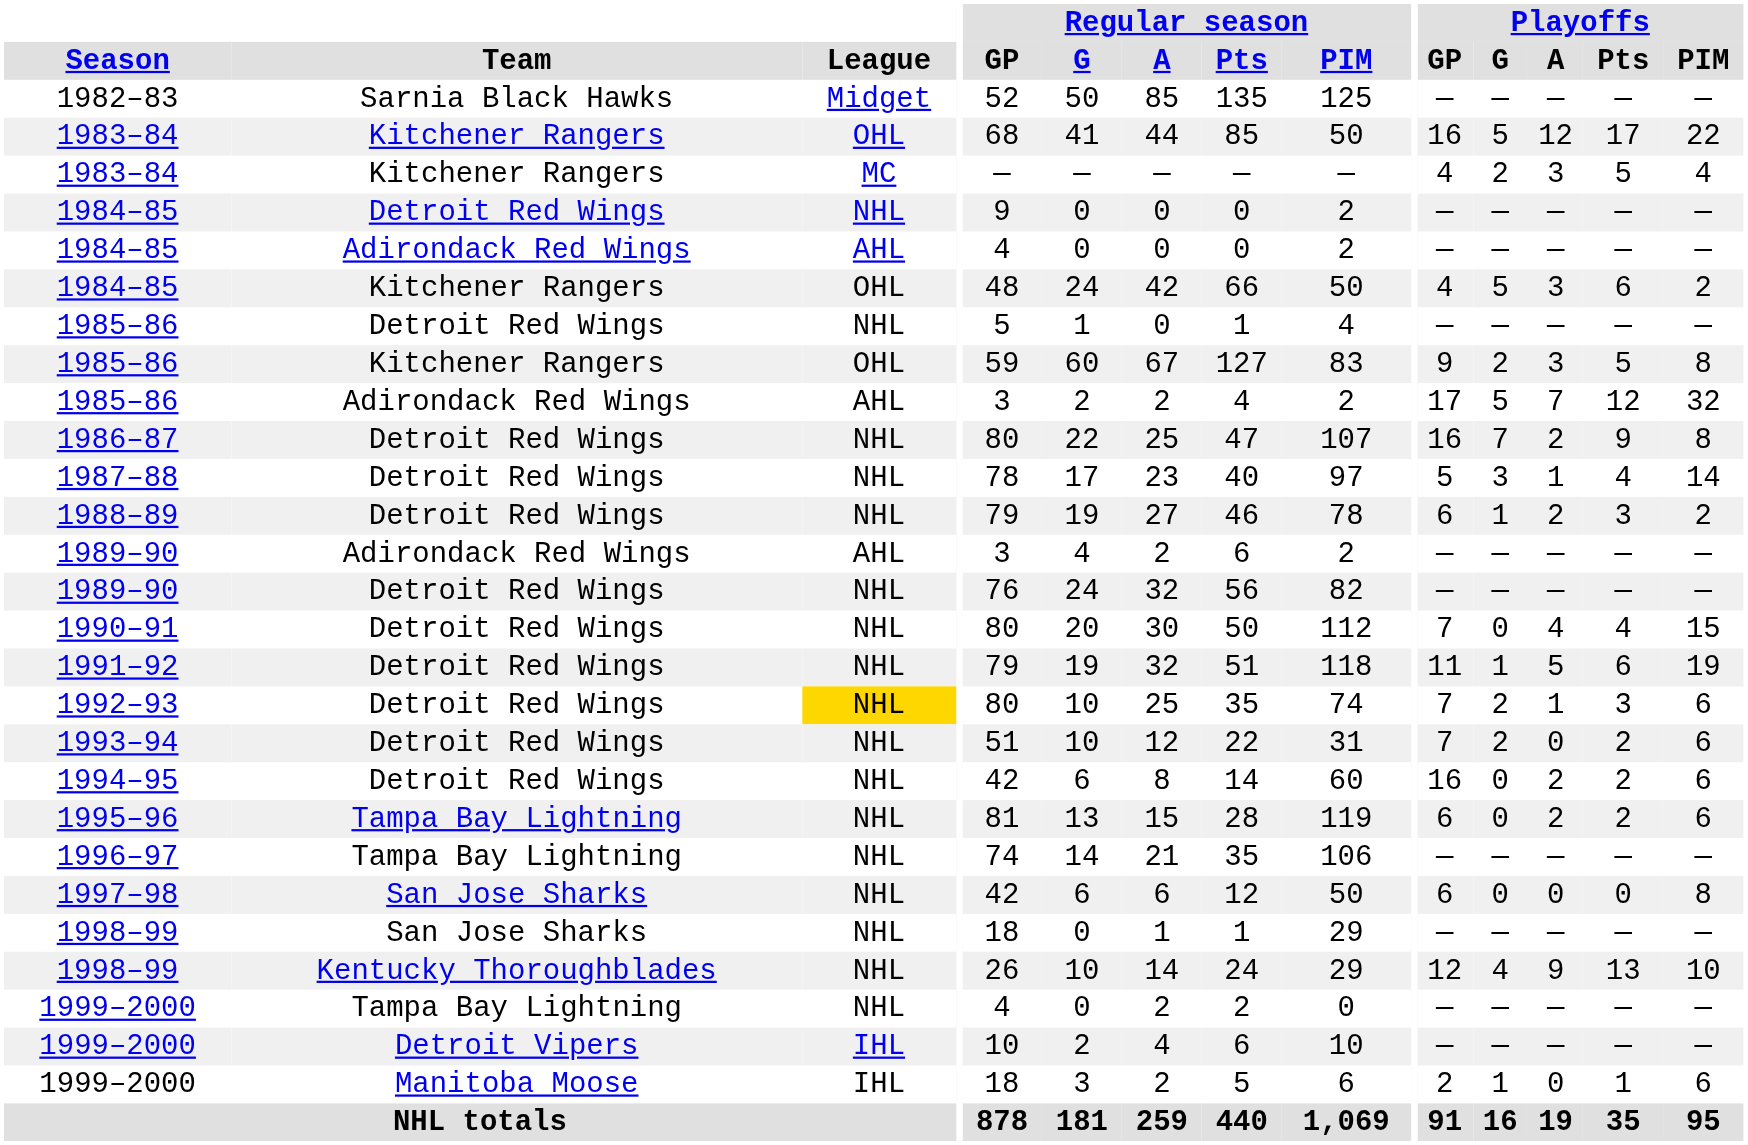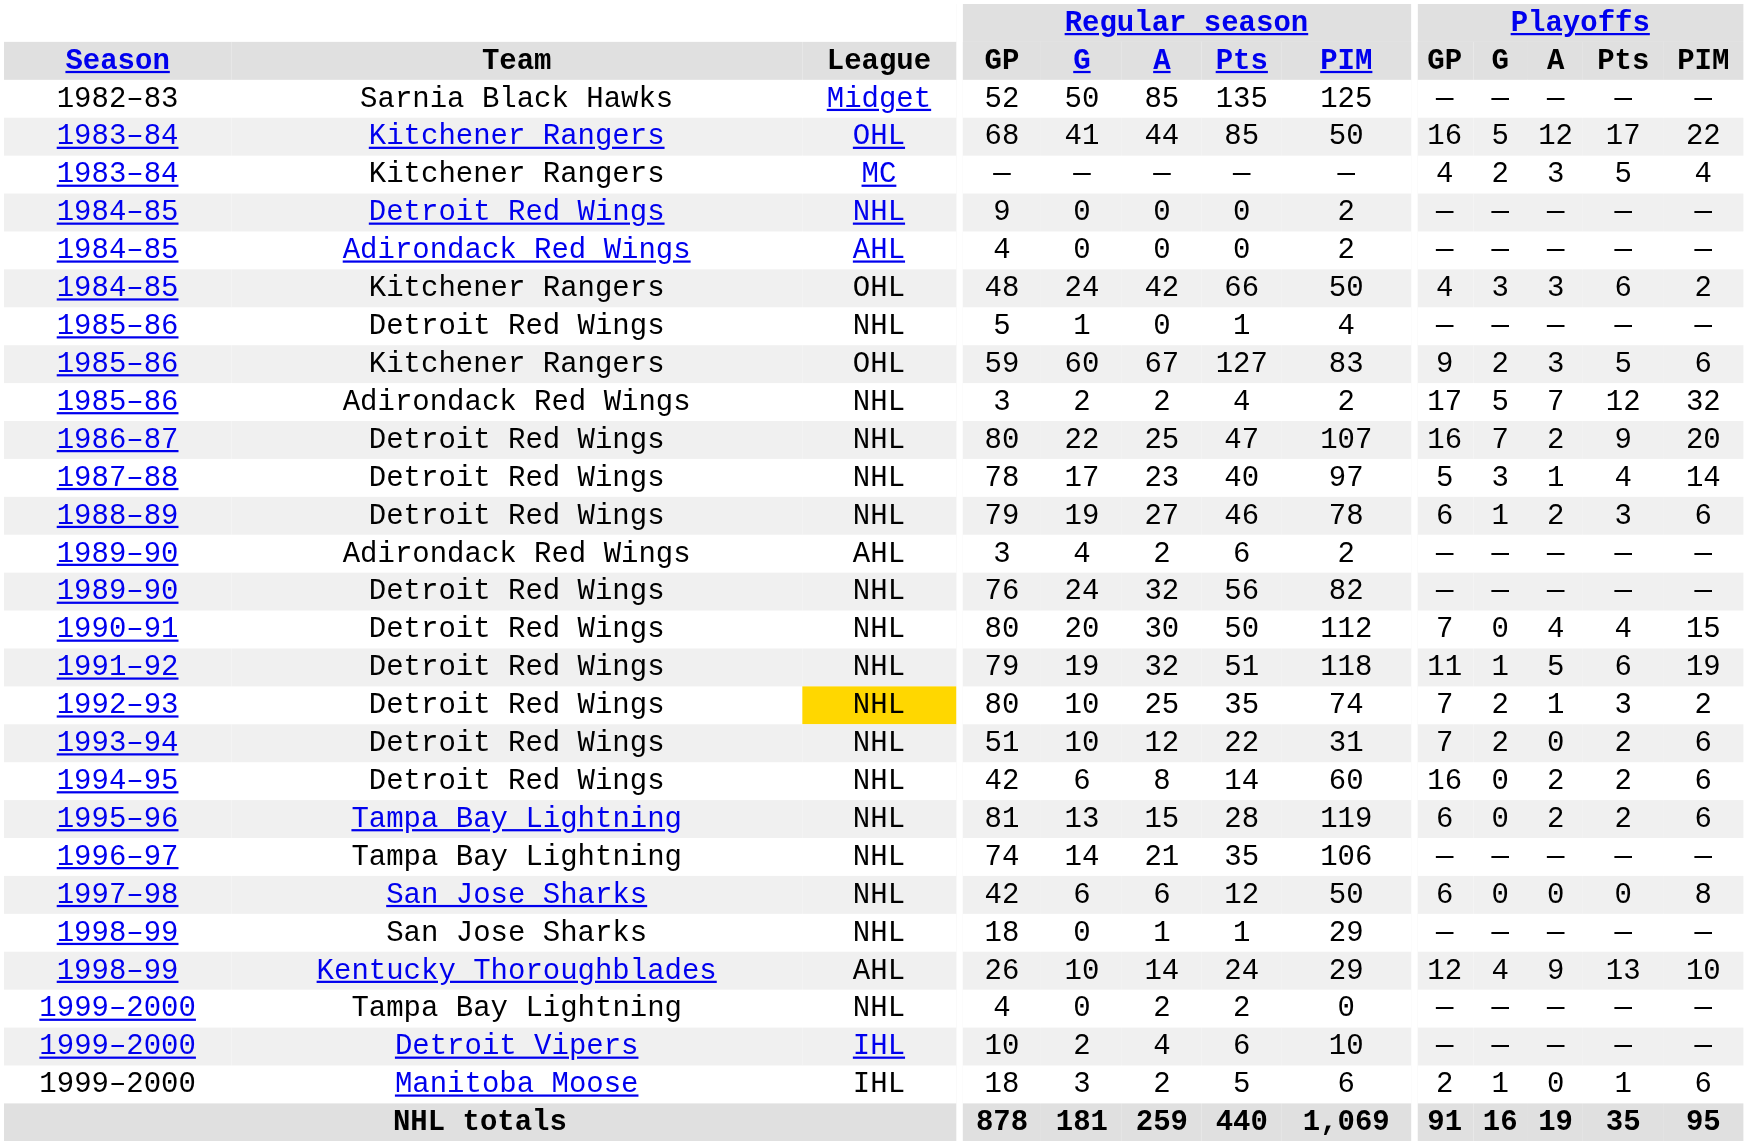(1500, 288) 5 -> (1500, 288) 3
(1703, 364) 8 -> (1703, 364) 6
(879, 402) AHL -> (879, 402) NHL
(1703, 440) 8 -> (1703, 440) 20
(1703, 516) 2 -> (1703, 516) 6
(1703, 705) 6 -> (1703, 705) 2
(879, 971) NHL -> (879, 971) AHL
